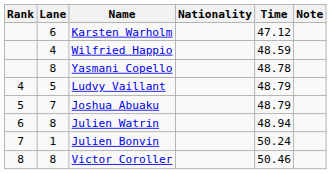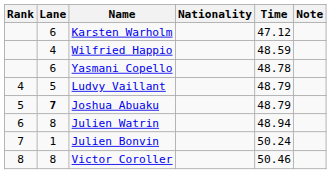(53, 68) 8 -> (53, 68) 6
(53, 105) normal -> (53, 105) bold
